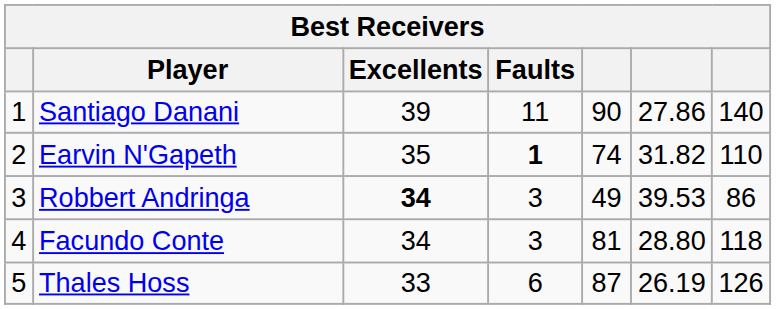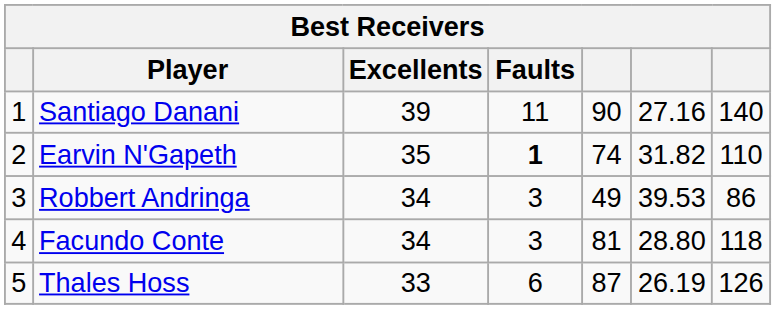(672, 112) 27.86 -> (672, 112) 27.16
(416, 198) bold -> (416, 198) normal
